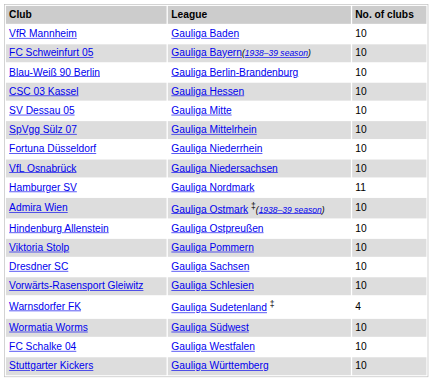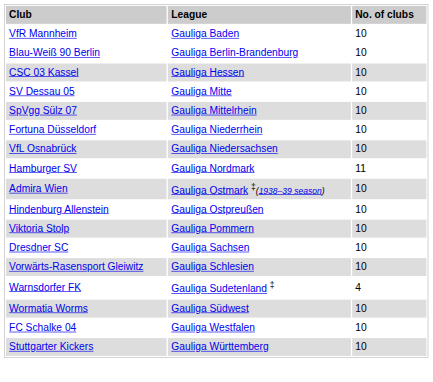- row: (51, 53)
